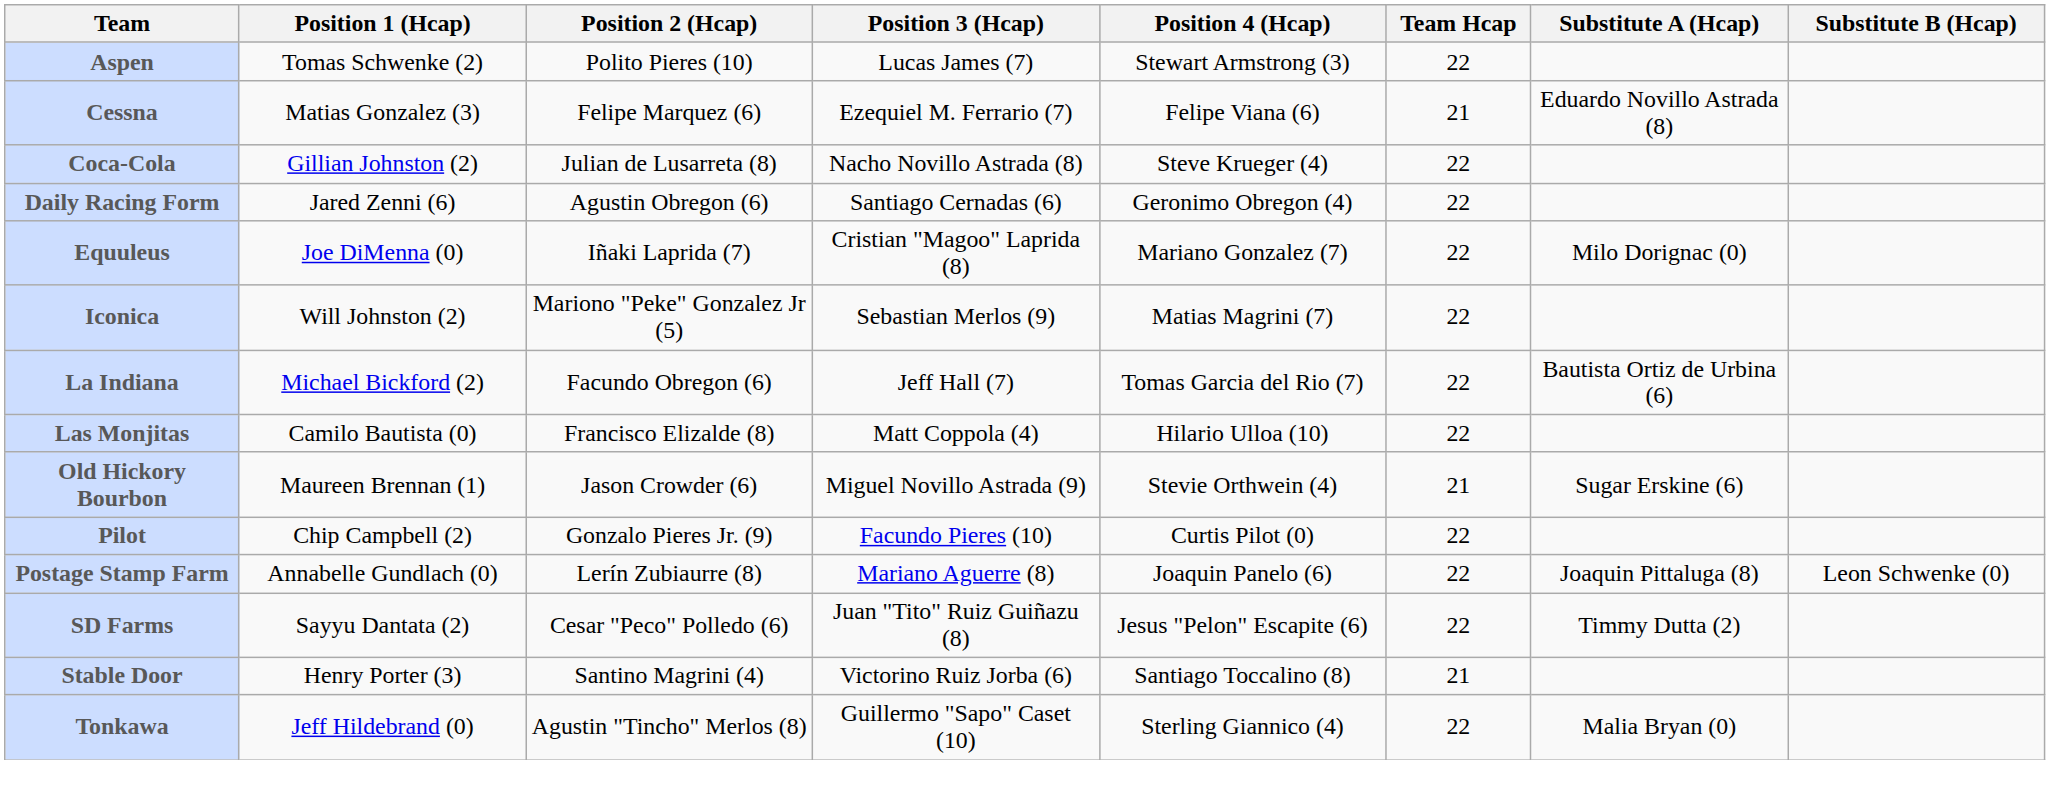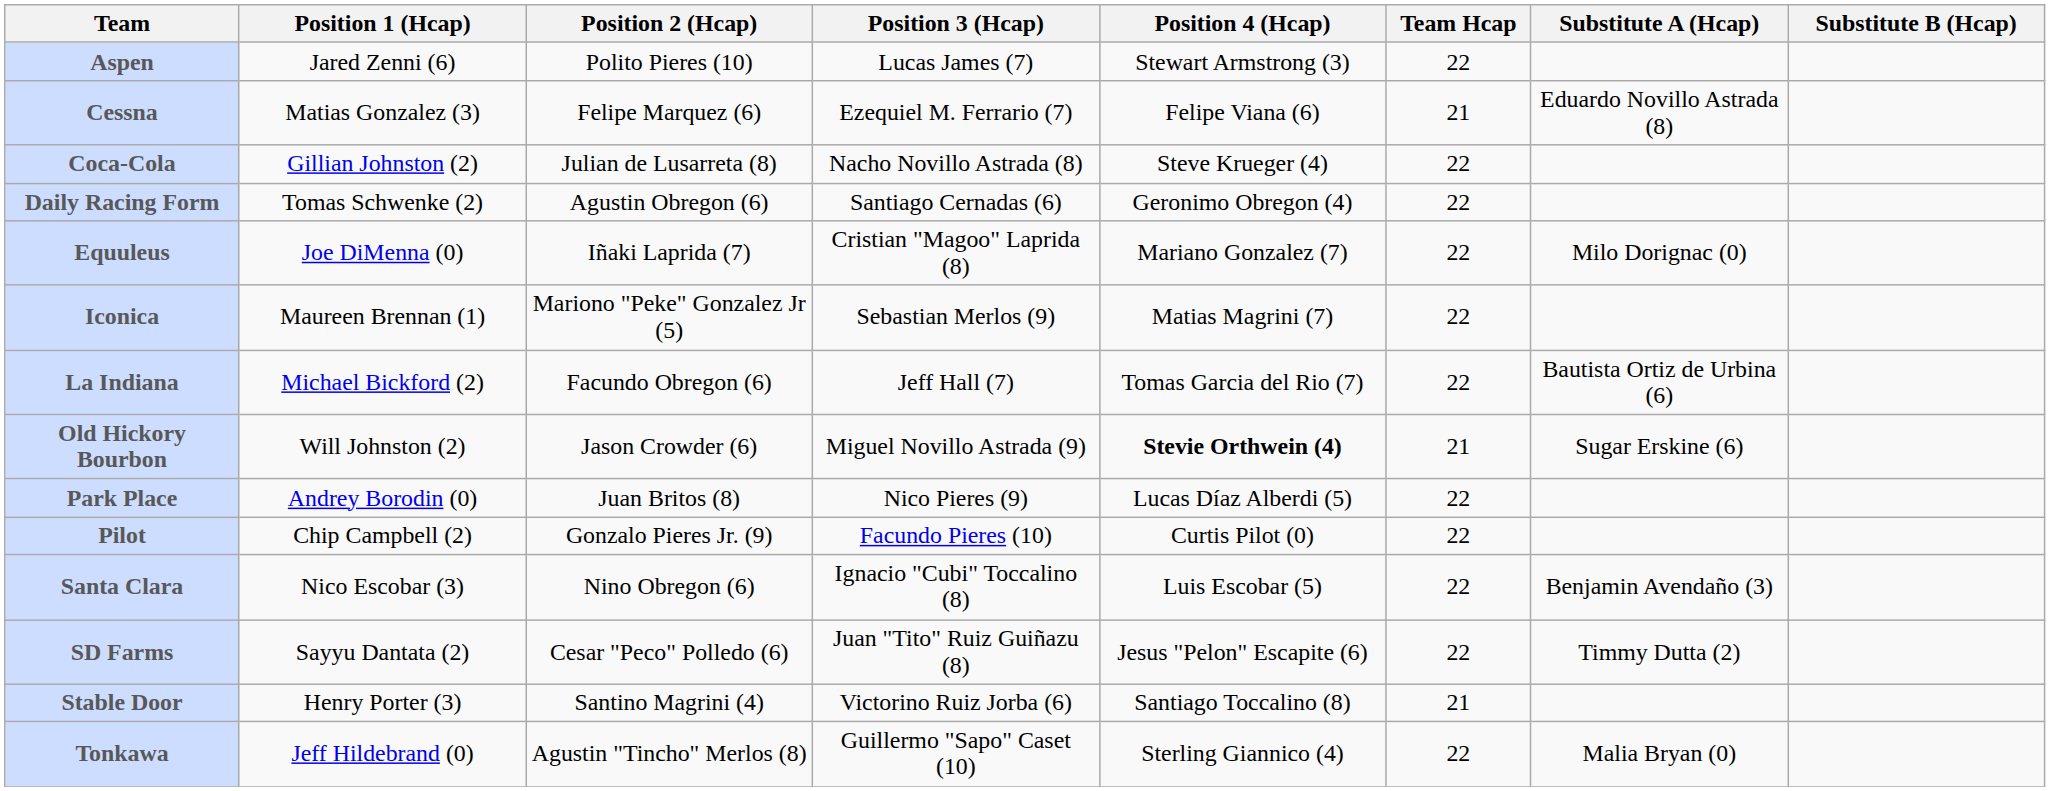(383, 61) Tomas Schwenke (2) -> (383, 61) Jared Zenni (6)
(383, 201) Jared Zenni (6) -> (383, 201) Tomas Schwenke (2)
(383, 317) Will Johnston (2) -> (383, 317) Maureen Brennan (1)
- row: (122, 433)
(383, 484) Maureen Brennan (1) -> (383, 446) Will Johnston (2)
(1242, 484) normal -> (1242, 446) bold
+ row: (122, 497)
- row: (122, 573)
+ row: (122, 586)
